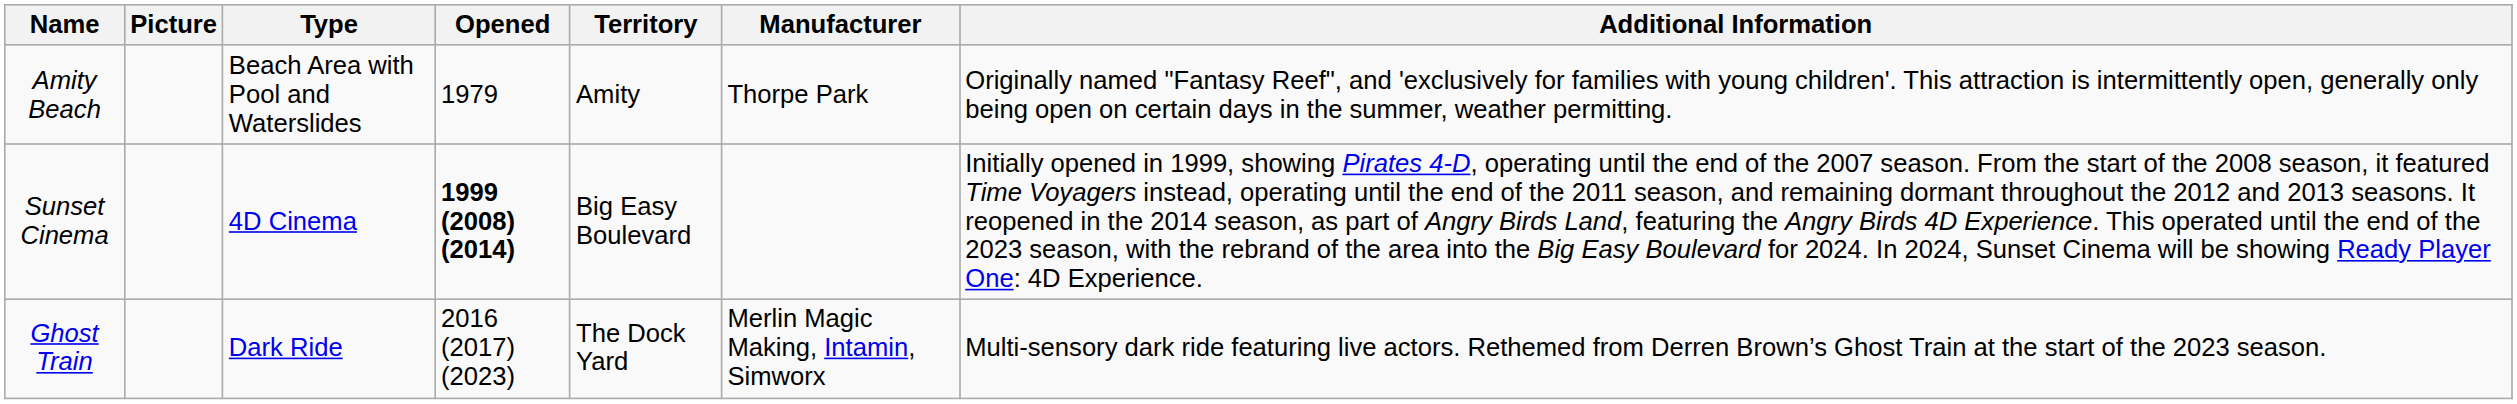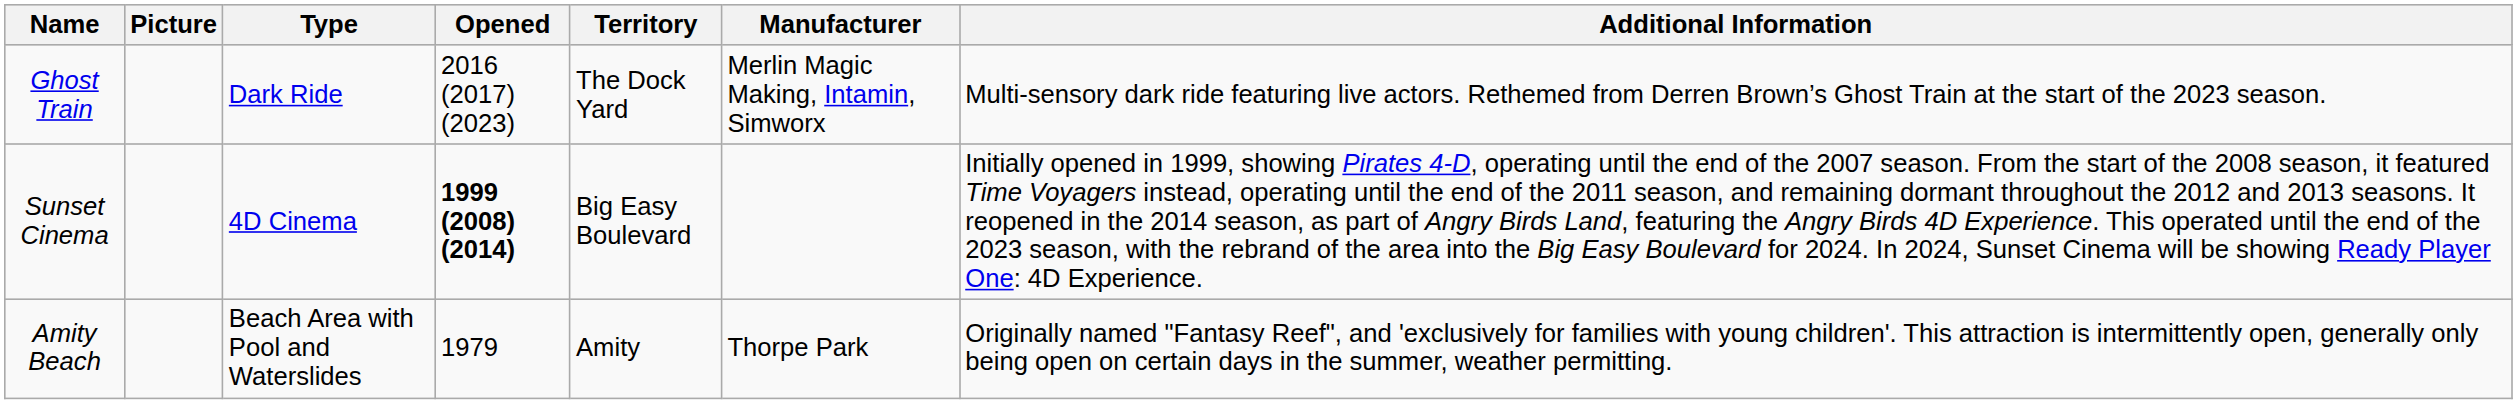rows swapped: (65, 348) <-> (65, 94)
